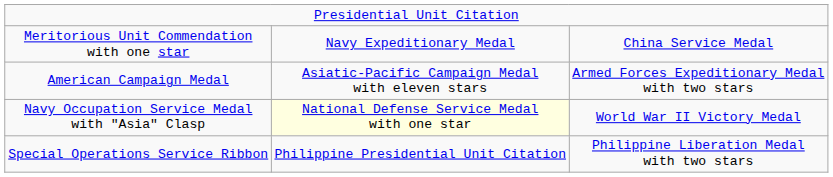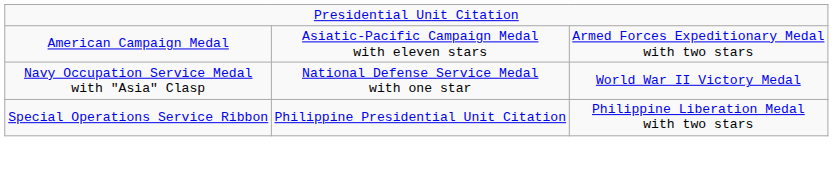- row: (138, 44)
(420, 117) lightyellow background -> (420, 81) no background
